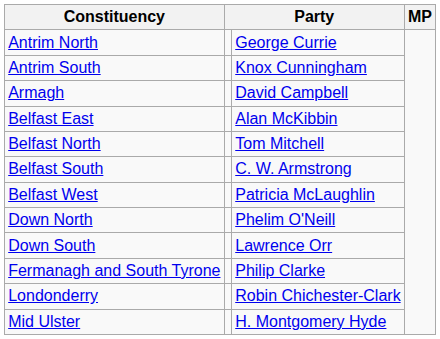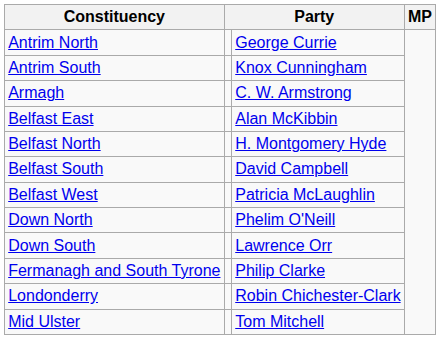(292, 93) David Campbell -> (293, 93) C. W. Armstrong
(280, 144) Tom Mitchell -> (311, 144) H. Montgomery Hyde
(293, 169) C. W. Armstrong -> (292, 169) David Campbell
(311, 321) H. Montgomery Hyde -> (280, 321) Tom Mitchell
